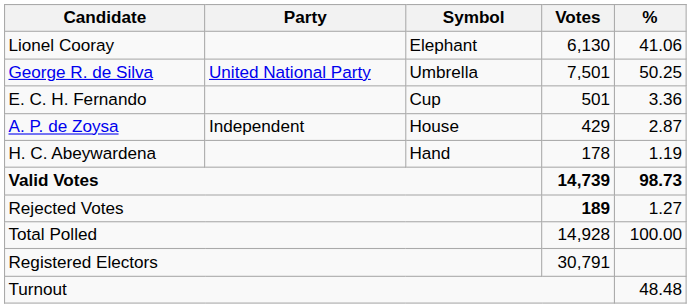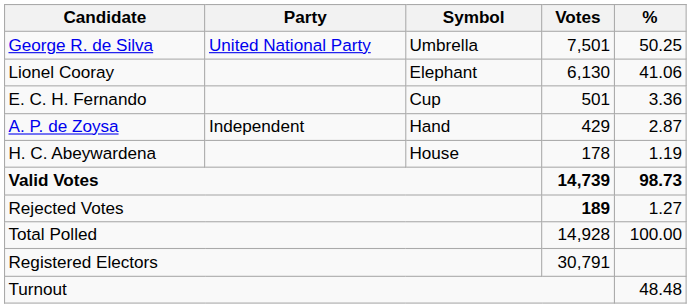rows swapped: (81, 72) <-> (61, 45)
(434, 126) House -> (430, 126) Hand
(430, 153) Hand -> (434, 153) House
